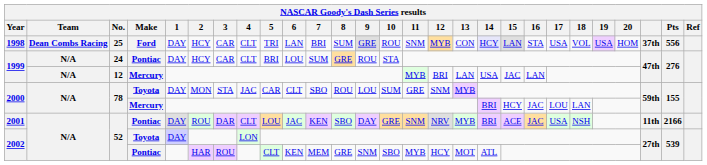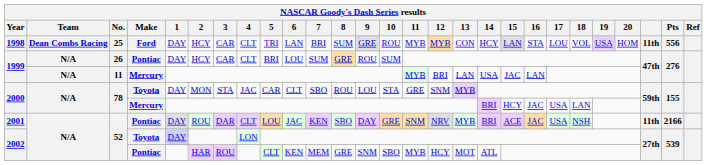(415, 43) SNM -> (415, 43) MYB
(489, 43) lavender background -> (489, 43) no background
(558, 43) USA -> (558, 43) LOU
(651, 43) 37th -> (651, 43) 11th
(118, 59) 24 -> (118, 59) 26
(391, 59) STA -> (391, 59) SUM
(118, 74) 12 -> (118, 74) 11
(391, 90) SUM -> (391, 90) STA
(558, 105) LOU -> (558, 105) USA
